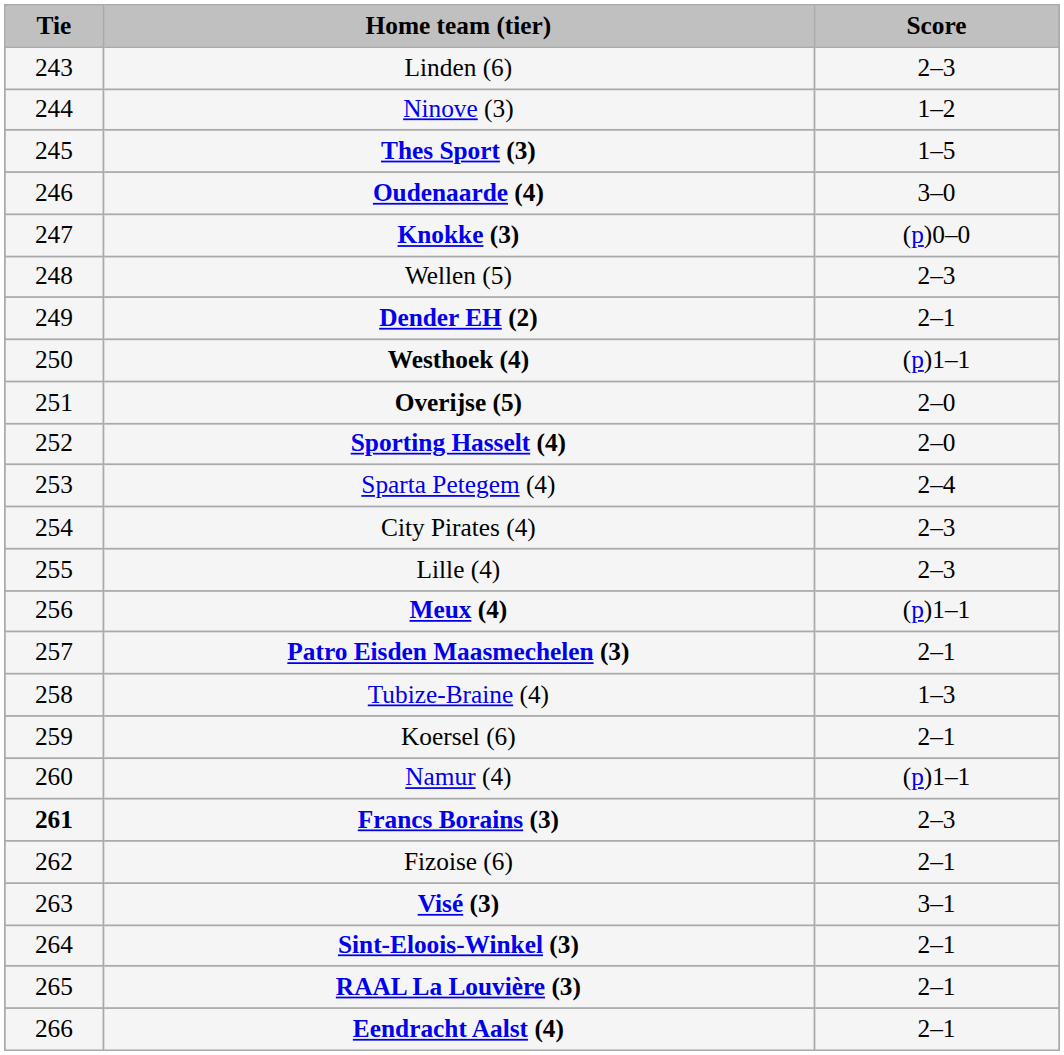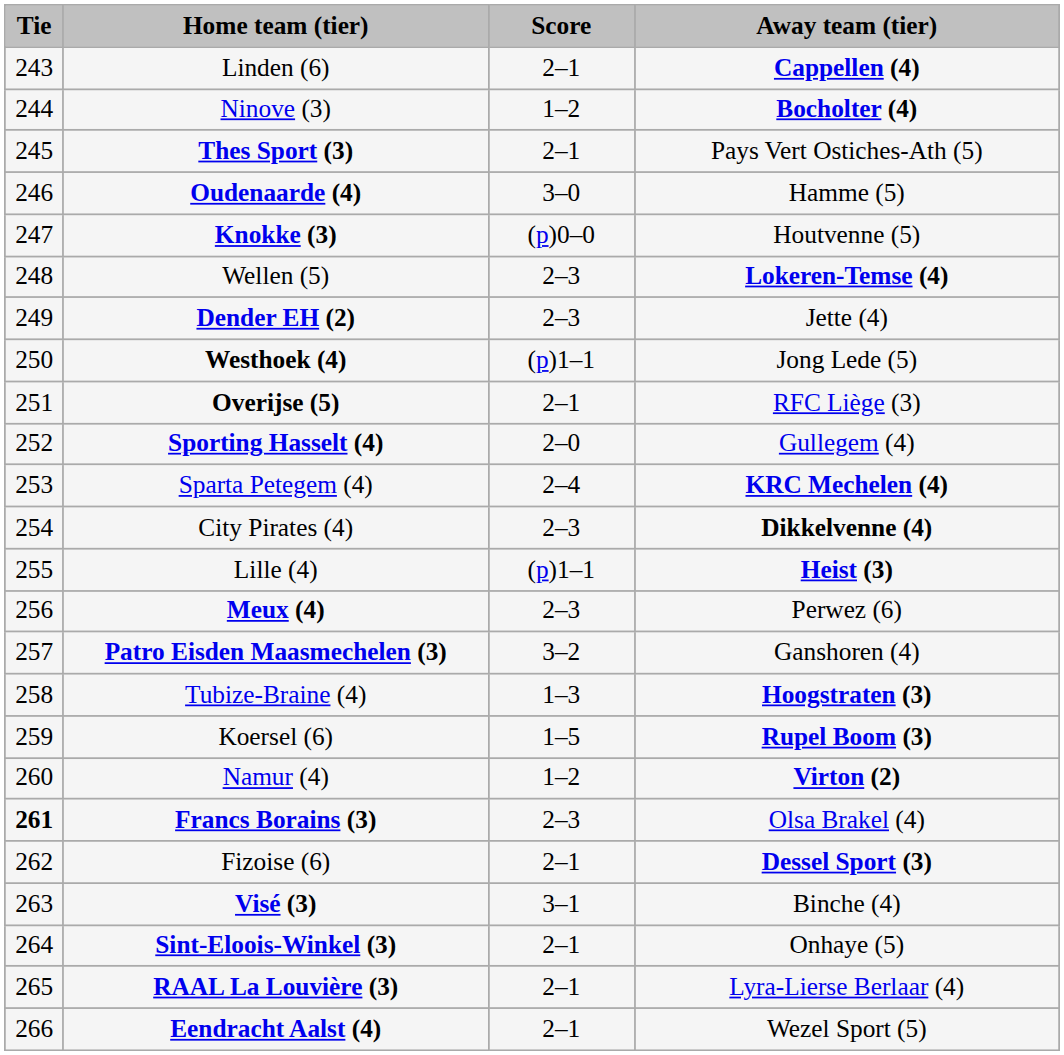+ column: (847, 25)
(936, 67) 2–3 -> (561, 67) 2–1
(936, 151) 1–5 -> (561, 151) 2–1
(936, 318) 2–1 -> (561, 318) 2–3
(936, 401) 2–0 -> (561, 401) 2–1
(936, 569) 2–3 -> (561, 569) (p)1–1
(937, 610) (p)1–1 -> (561, 610) 2–3
(936, 652) 2–1 -> (561, 652) 3–2
(936, 736) 2–1 -> (561, 736) 1–5
(937, 778) (p)1–1 -> (561, 778) 1–2
